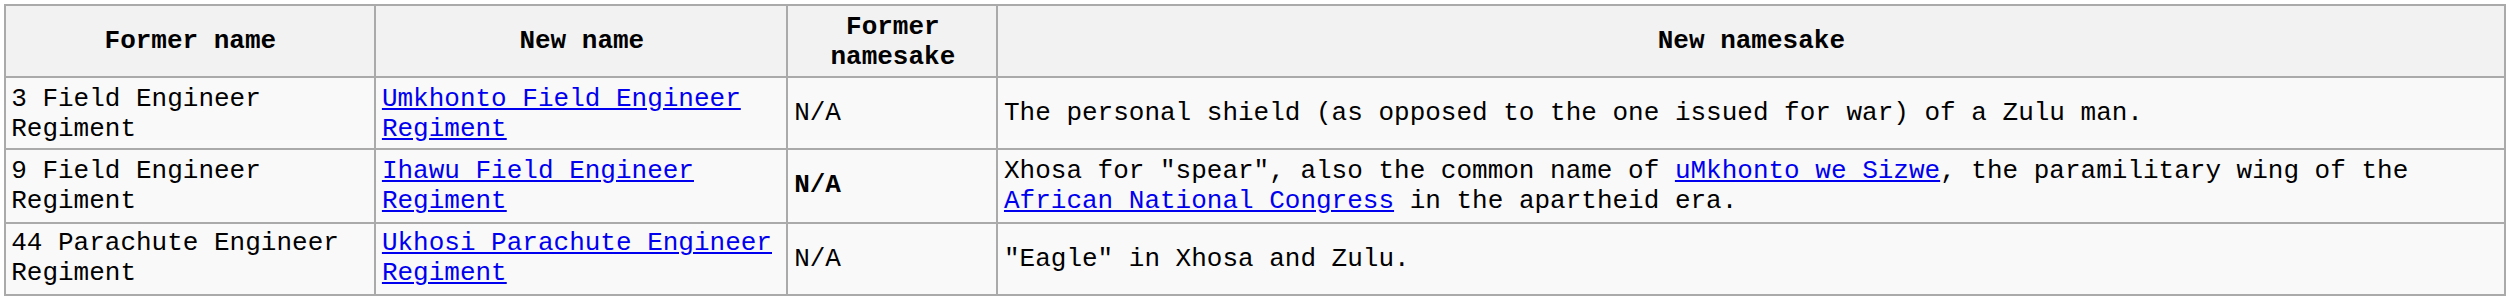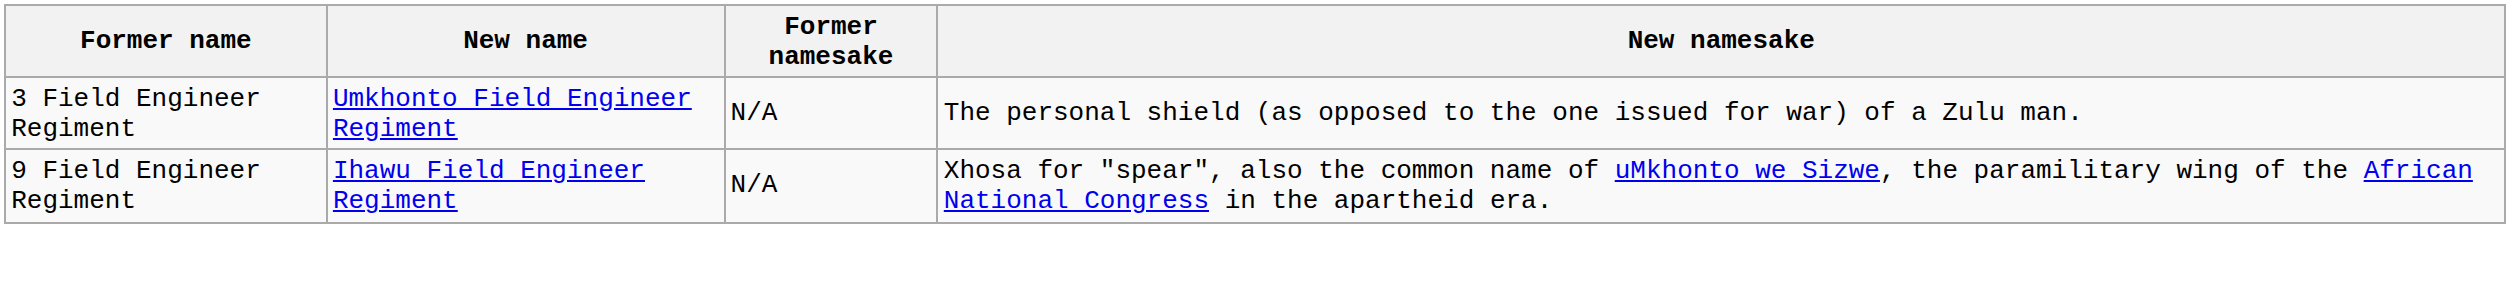(818, 186) bold -> (754, 186) normal
- row: (175, 258)
